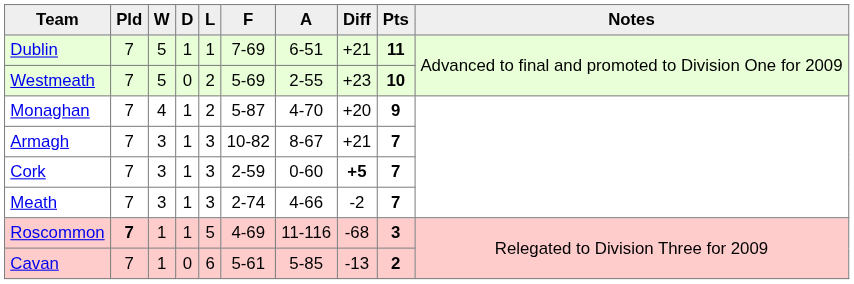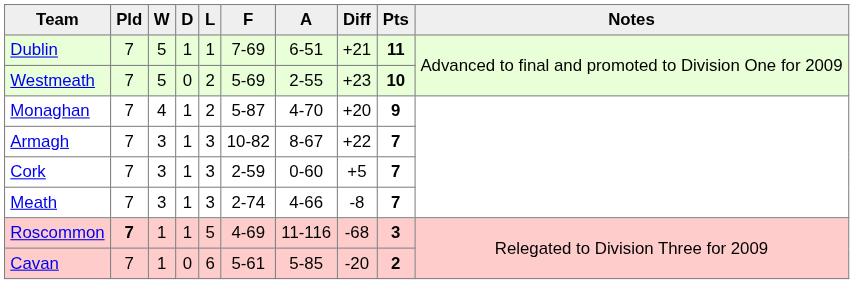(357, 141) +21 -> (357, 141) +22
(357, 171) bold -> (357, 171) normal
(357, 202) -2 -> (357, 202) -8
(357, 263) -13 -> (357, 263) -20
